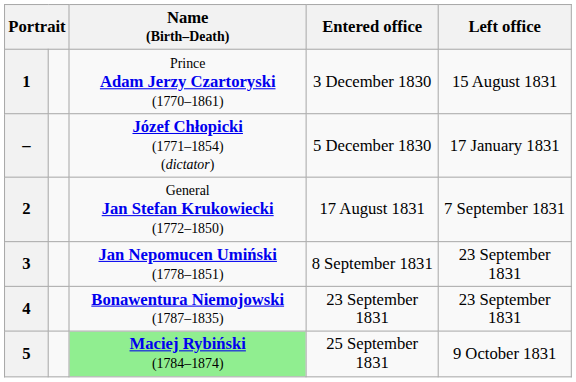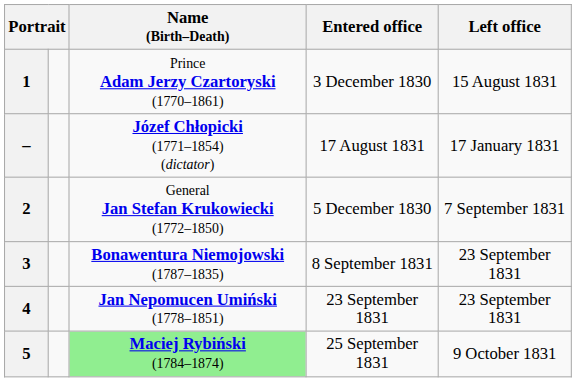(372, 145) 5 December 1830 -> (372, 145) 17 August 1831
(372, 209) 17 August 1831 -> (372, 209) 5 December 1830
(188, 263) Jan Nepomucen Umiński (1778–1851) -> (188, 263) Bonawentura Niemojowski (1787–1835)
(188, 308) Bonawentura Niemojowski (1787–1835) -> (188, 308) Jan Nepomucen Umiński (1778–1851)
